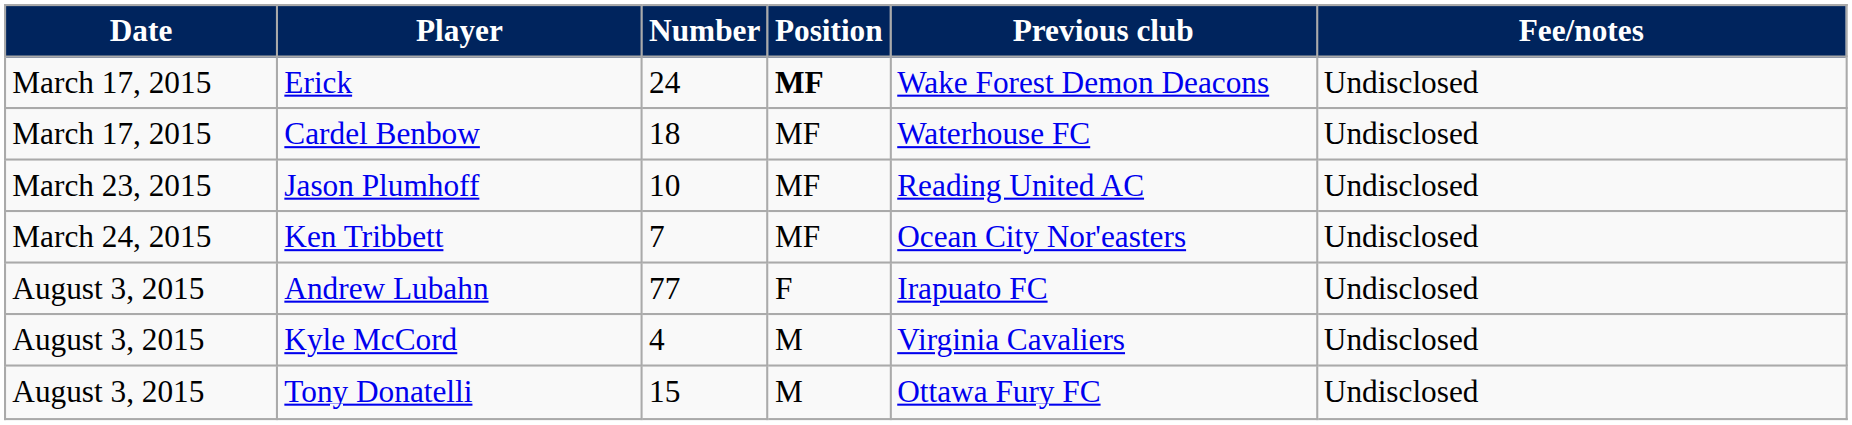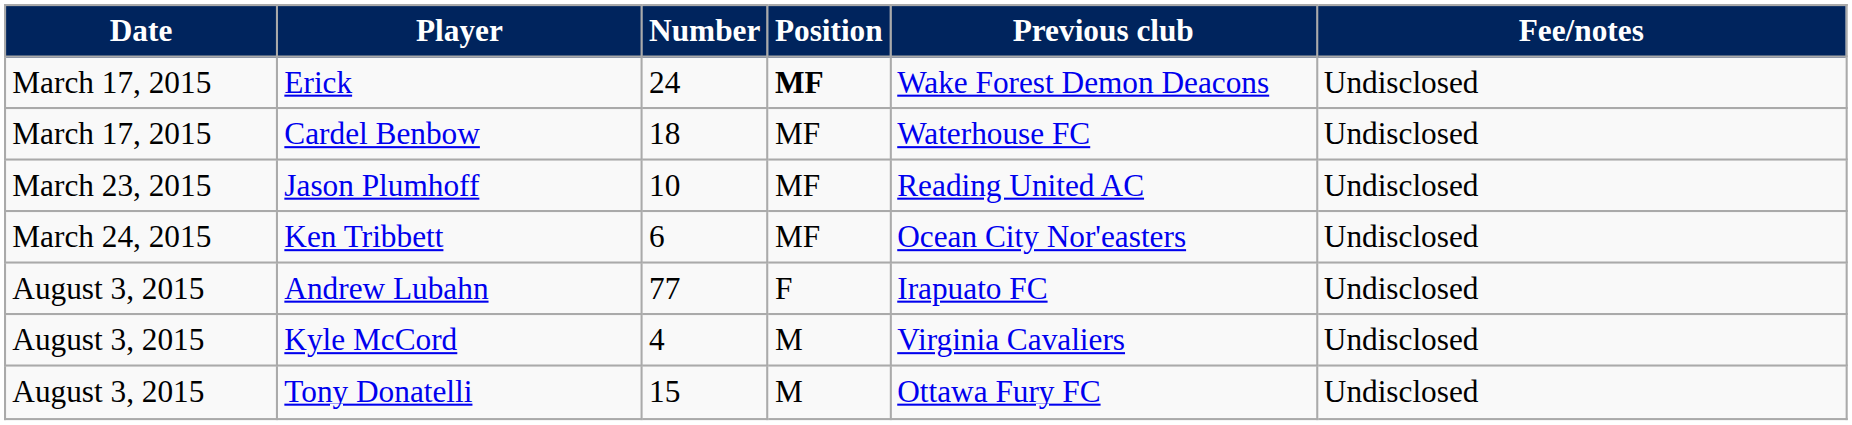(657, 237) 7 -> (657, 237) 6
